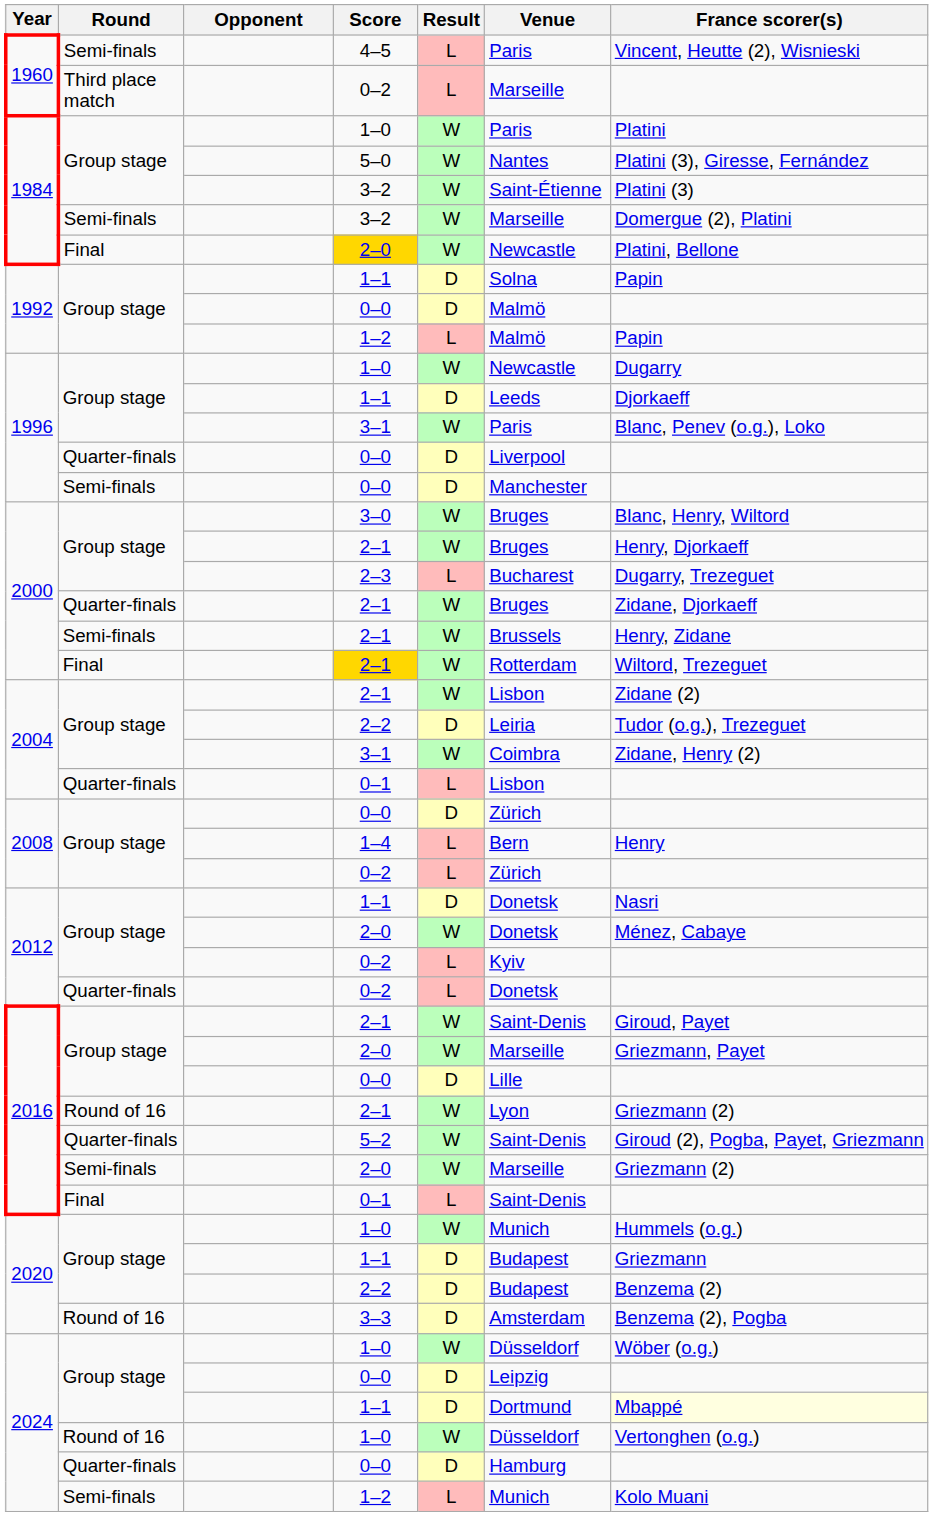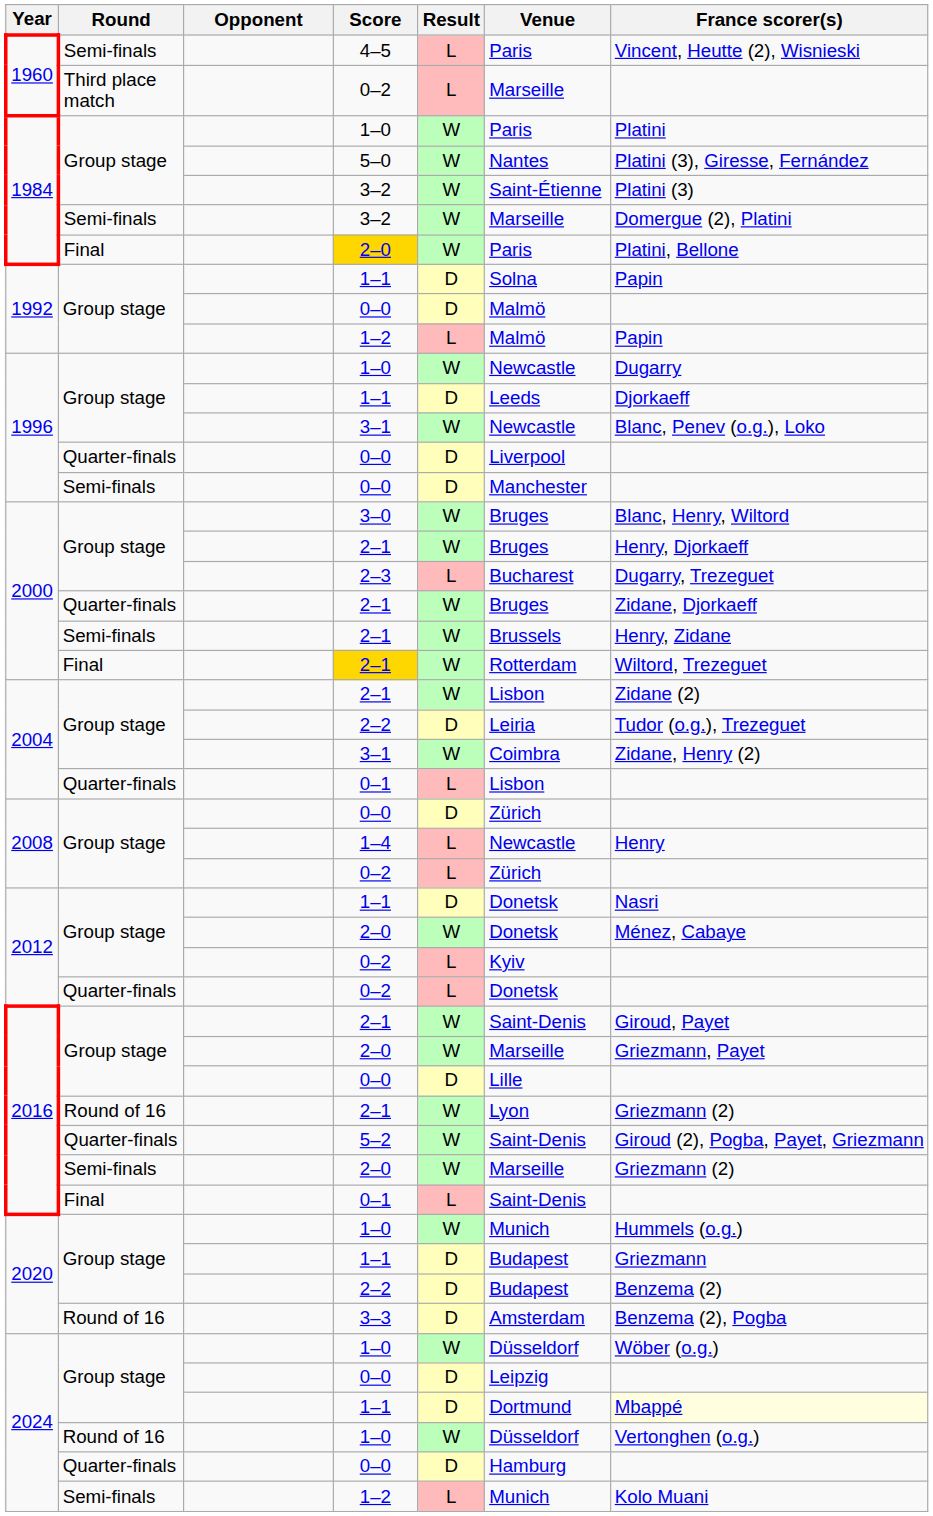(532, 249) Newcastle -> (510, 249) Paris
(510, 427) Paris -> (532, 427) Newcastle
(509, 843) Bern -> (532, 843) Newcastle
